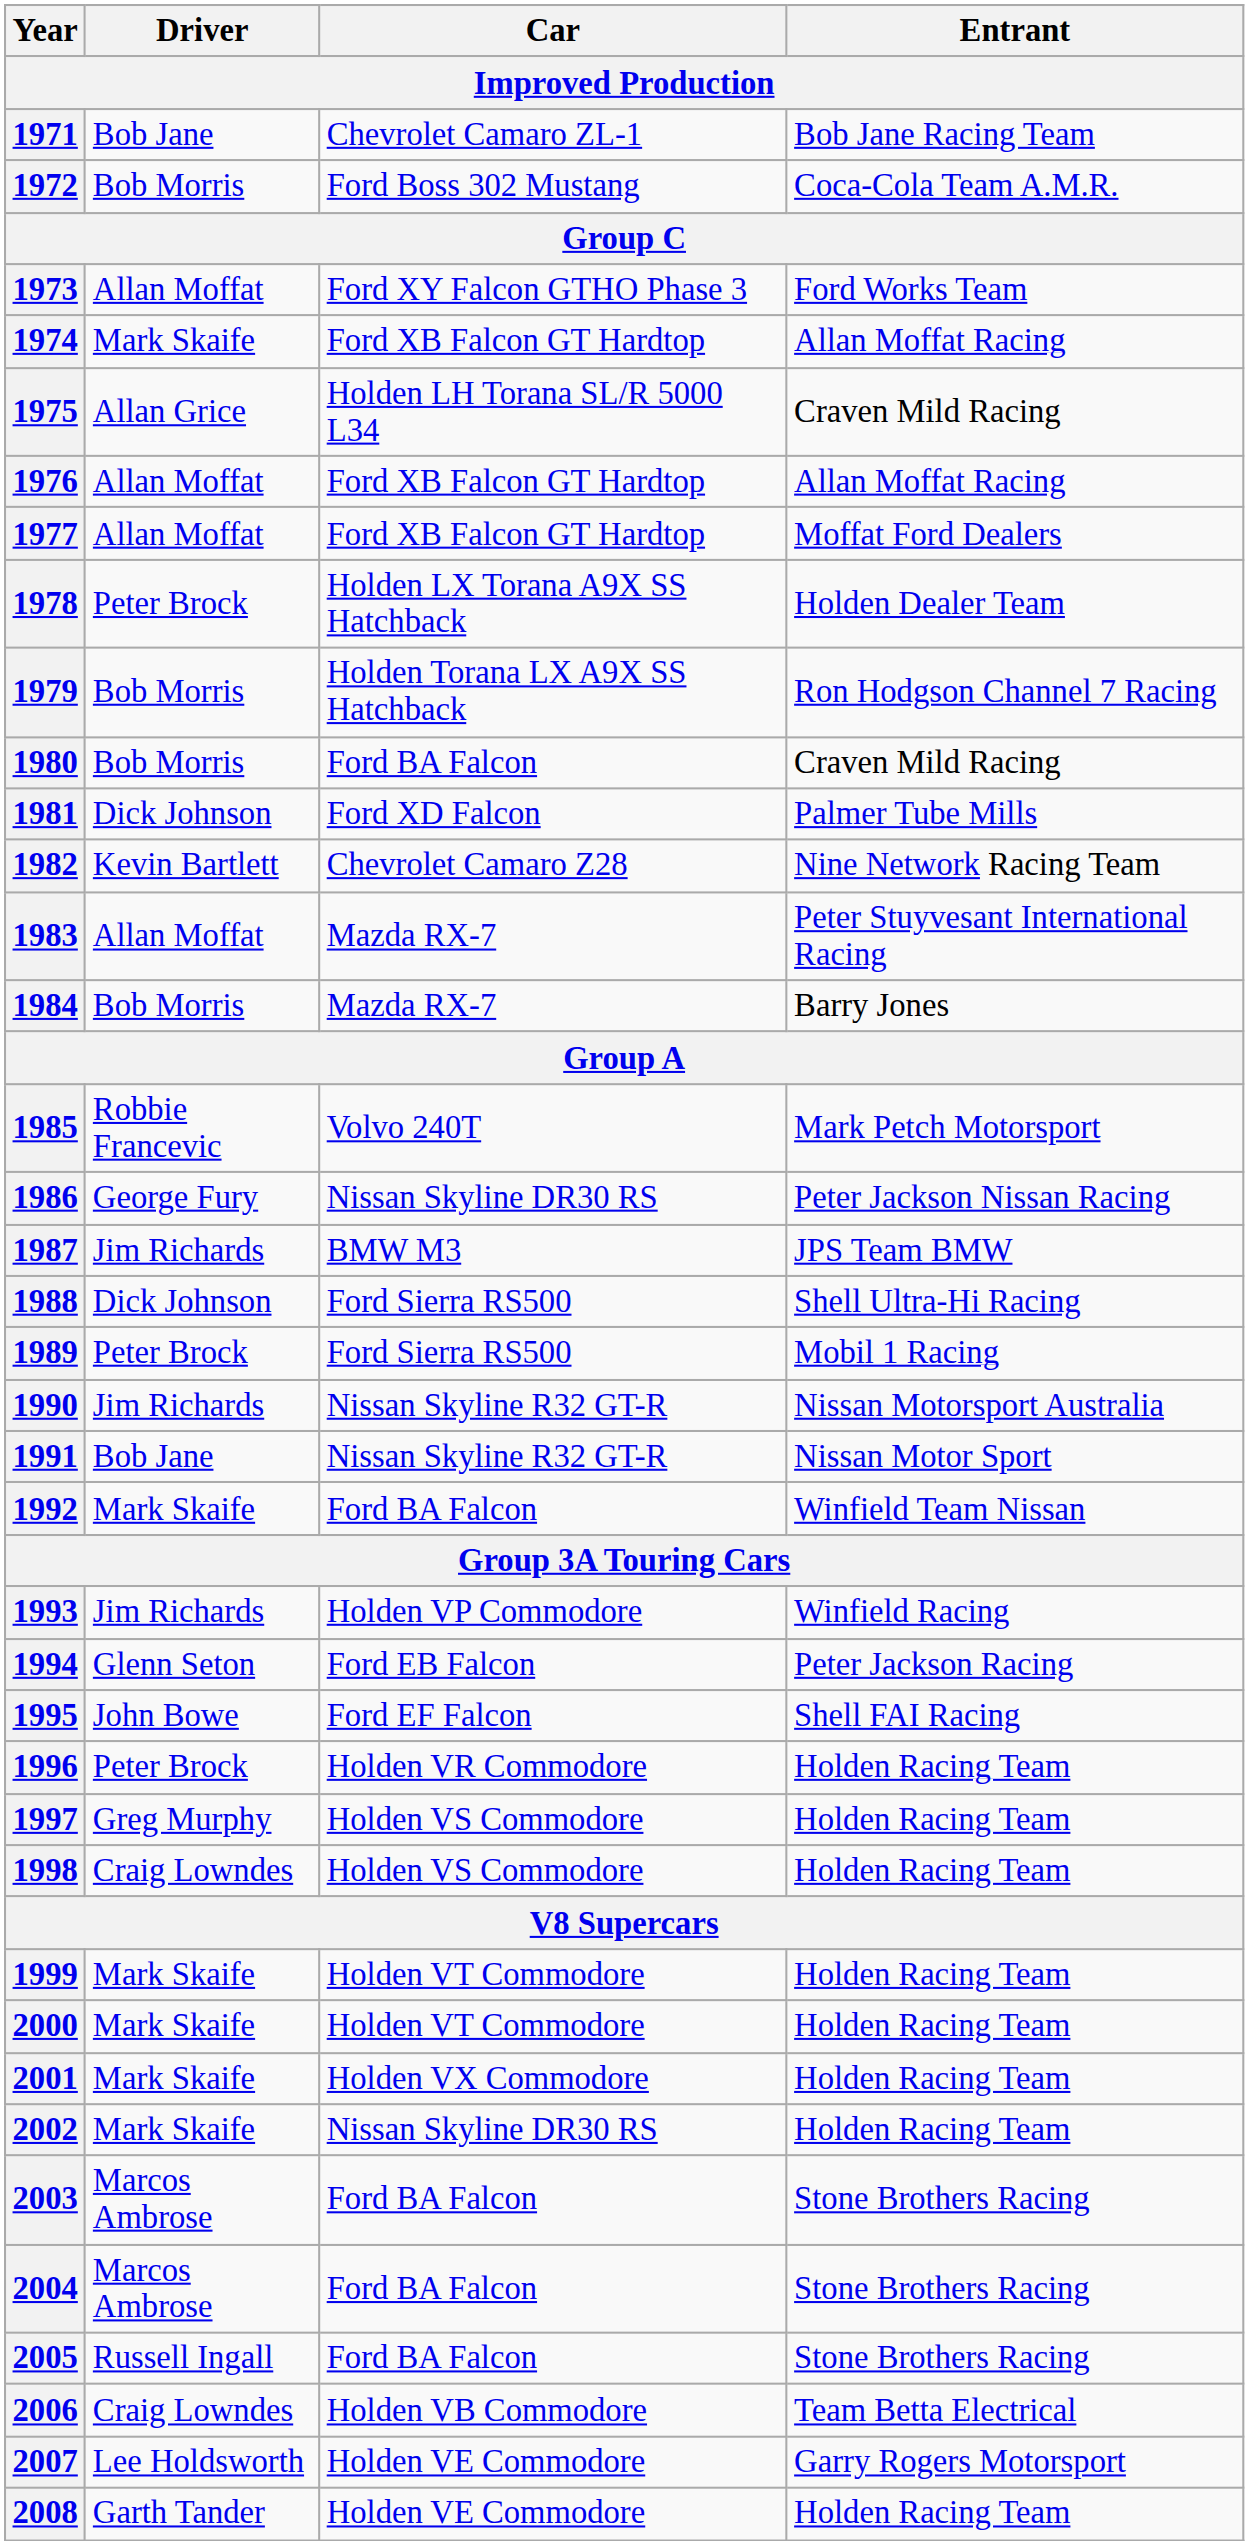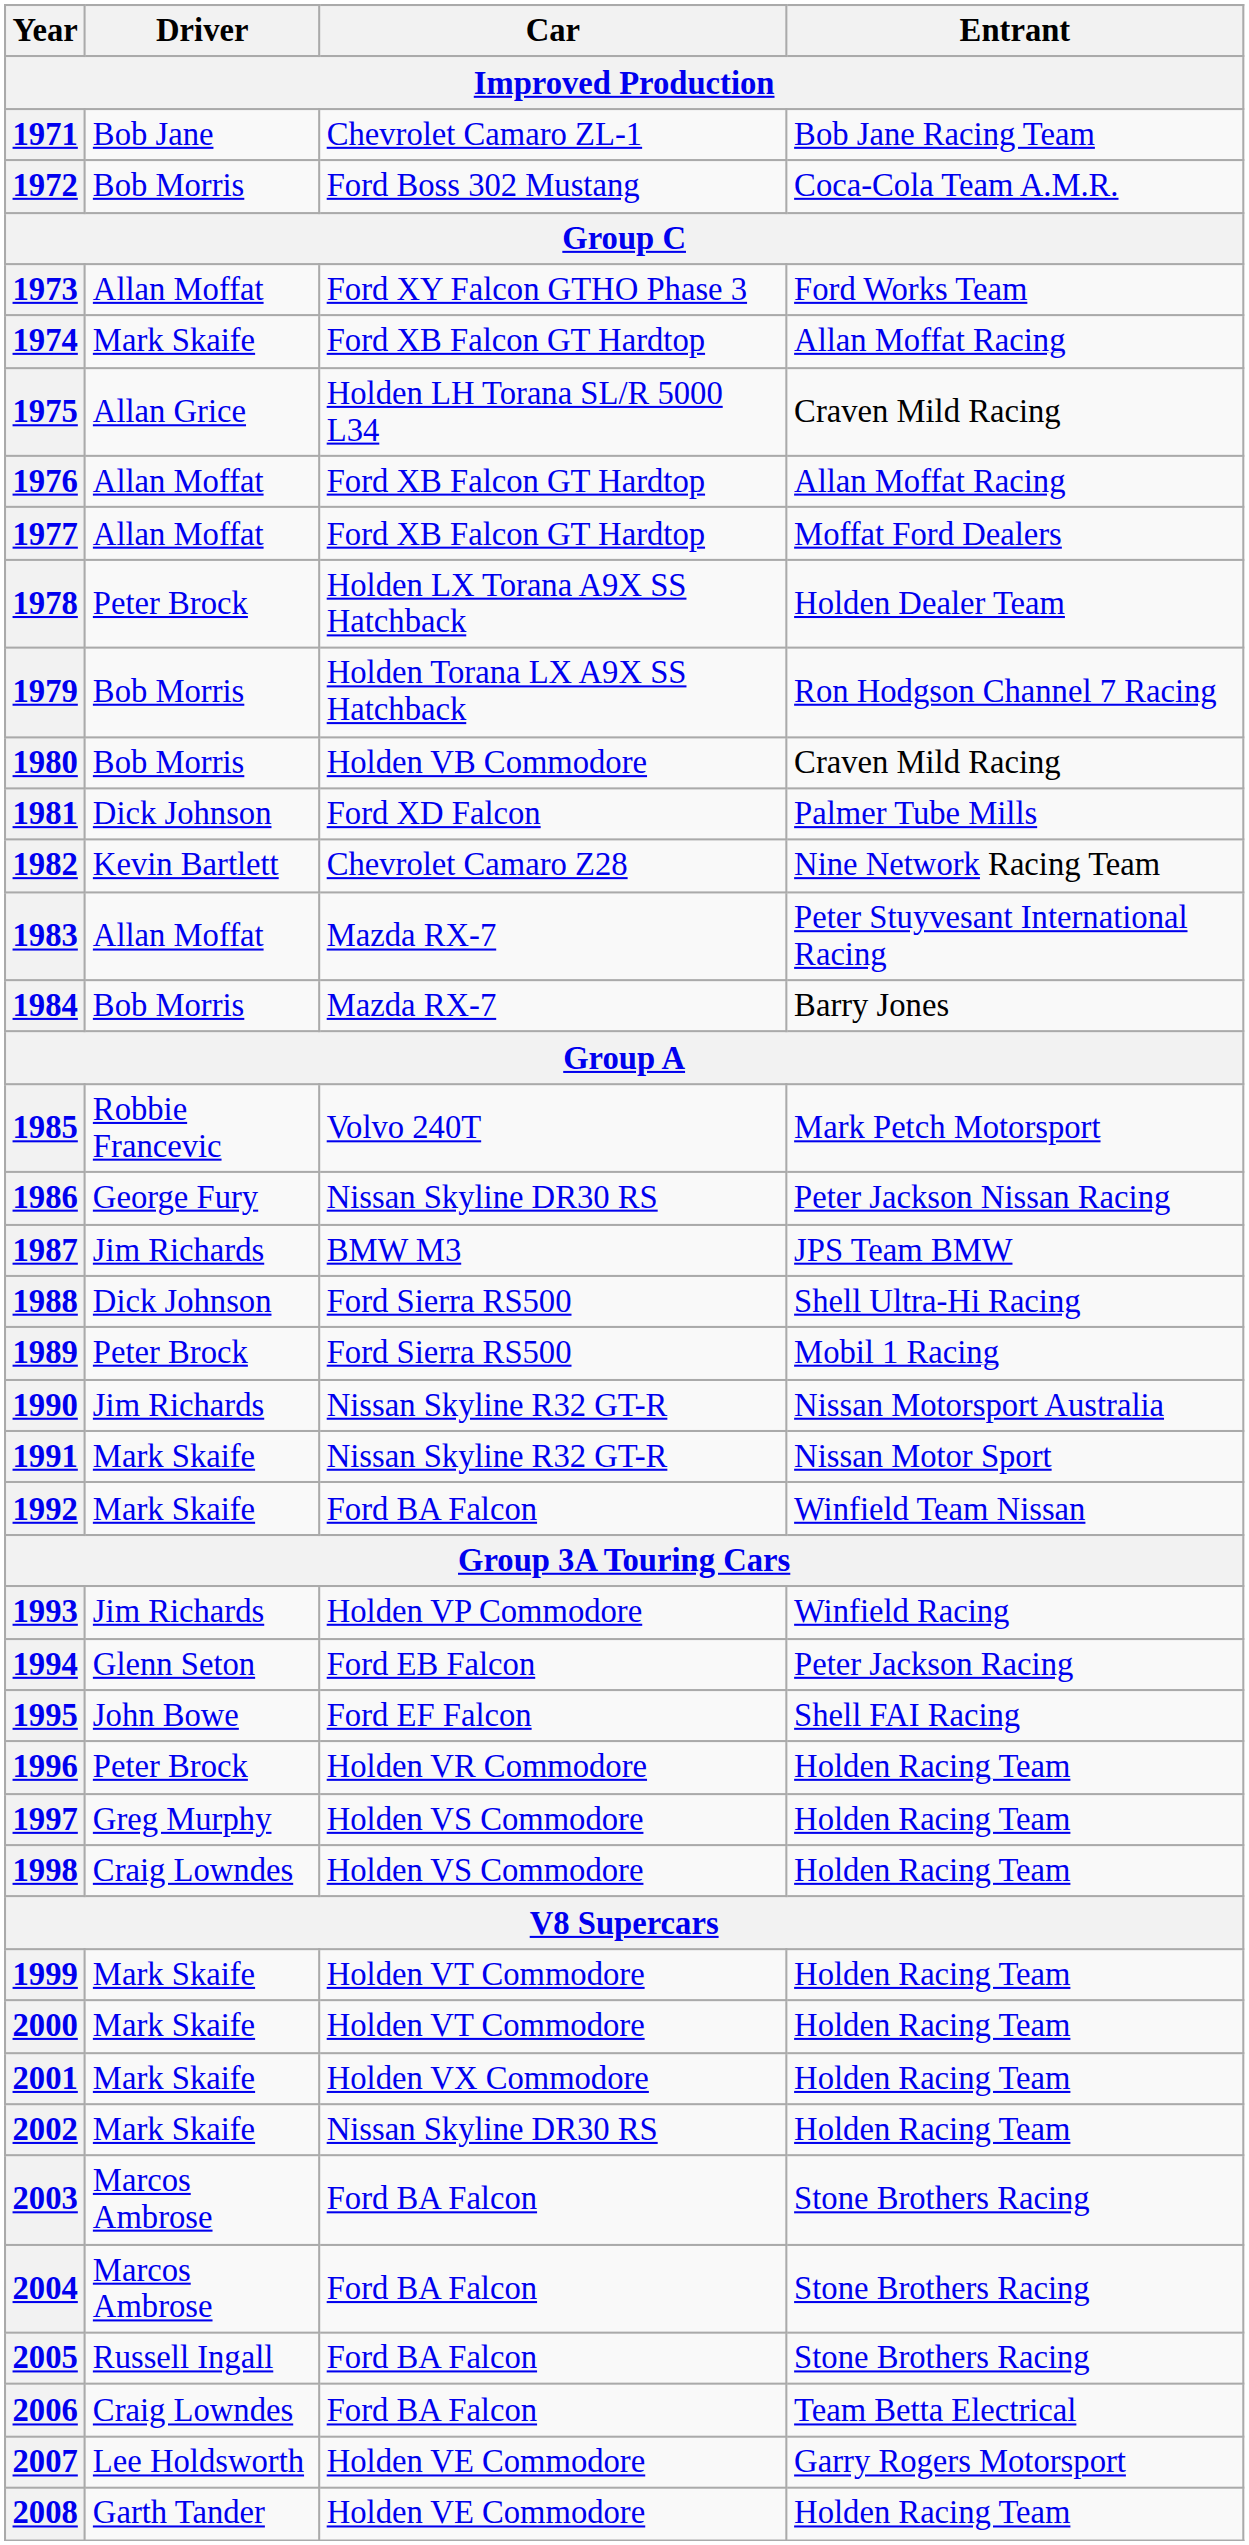(432, 761) Ford BA Falcon -> (487, 761) Holden VB Commodore
(153, 1456) Bob Jane -> (174, 1456) Mark Skaife
(487, 2409) Holden VB Commodore -> (432, 2409) Ford BA Falcon
